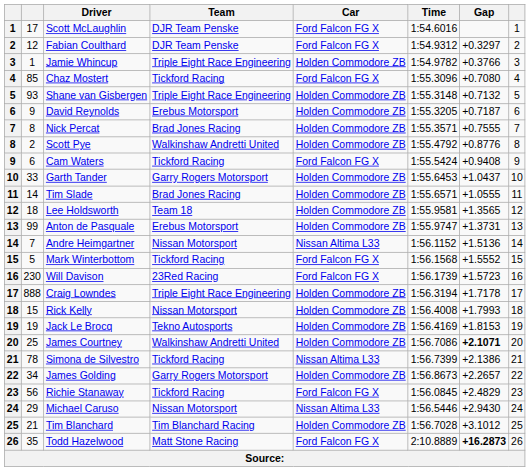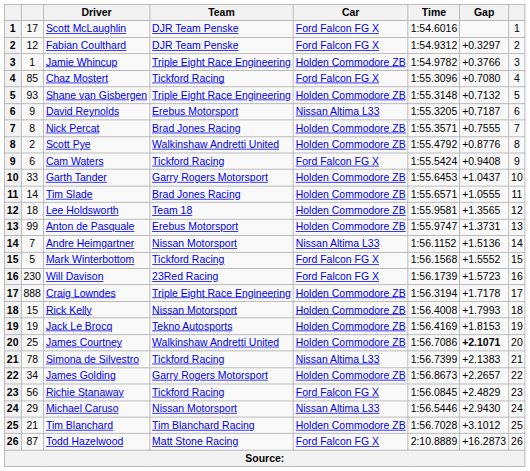(351, 111) Holden Commodore ZB -> (338, 111) Nissan Altima L33
(481, 359) +2.1386 -> (481, 359) +2.1383
(32, 441) 35 -> (32, 441) 87
(484, 441) bold -> (484, 441) normal
